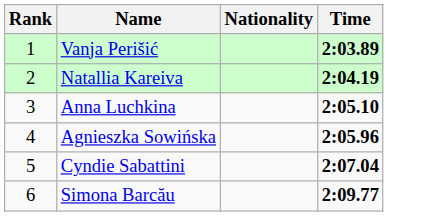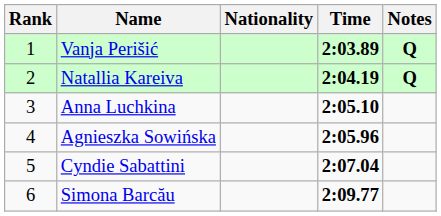+ column: (410, 19)
